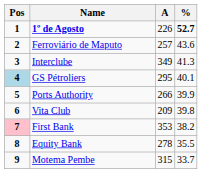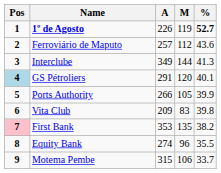+ column: (184, 13)
(165, 78) 295 -> (165, 78) 291
(165, 144) 278 -> (165, 144) 274
